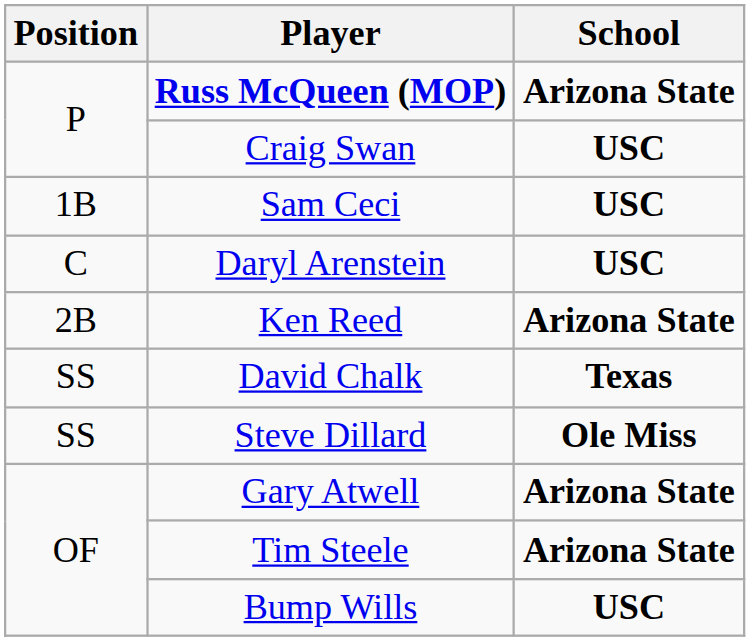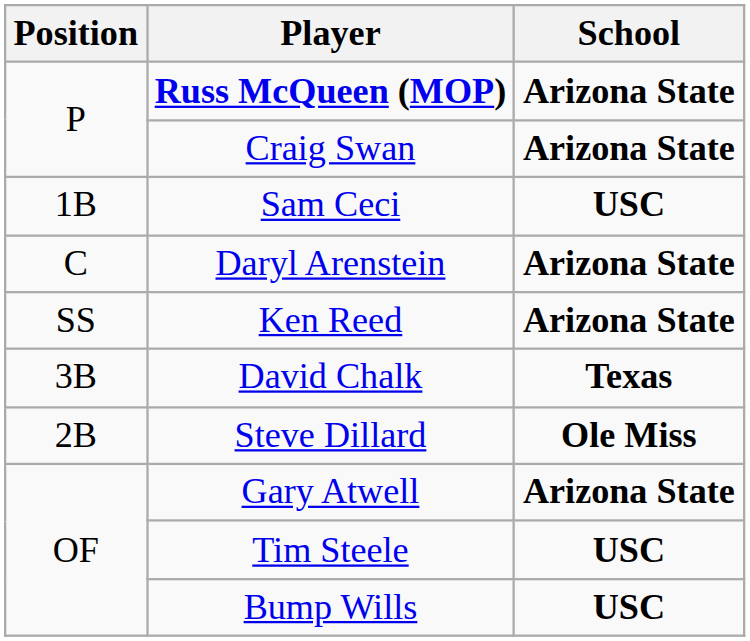(629, 147) USC -> (629, 147) Arizona State
(629, 262) USC -> (629, 262) Arizona State
(76, 319) 2B -> (76, 319) SS
(76, 377) SS -> (76, 377) 3B
(76, 434) SS -> (76, 434) 2B
(629, 549) Arizona State -> (629, 549) USC
